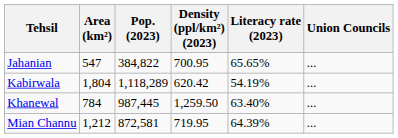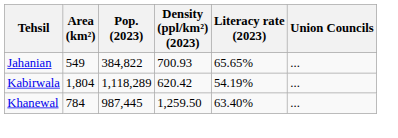(92, 63) 547 -> (75, 63) 549
(191, 63) 700.95 -> (175, 63) 700.93
- row: (42, 123)
